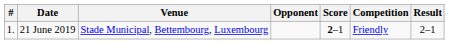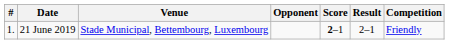columns swapped: (428, 12) <-> (381, 12)
